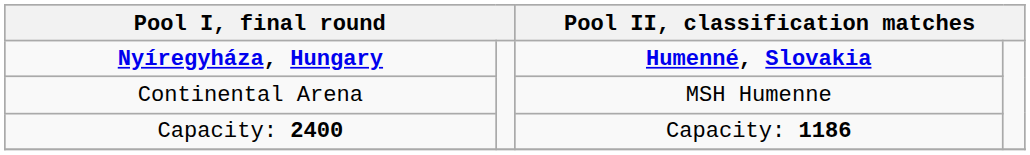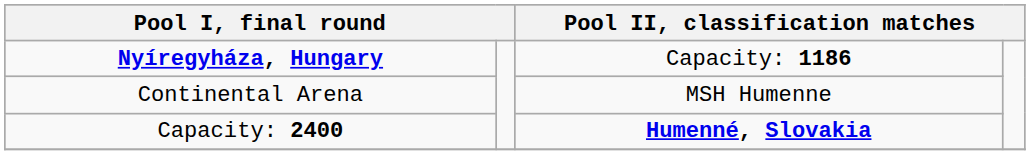(759, 59) Humenné, Slovakia -> (759, 59) Capacity: 1186
(759, 131) Capacity: 1186 -> (759, 131) Humenné, Slovakia
